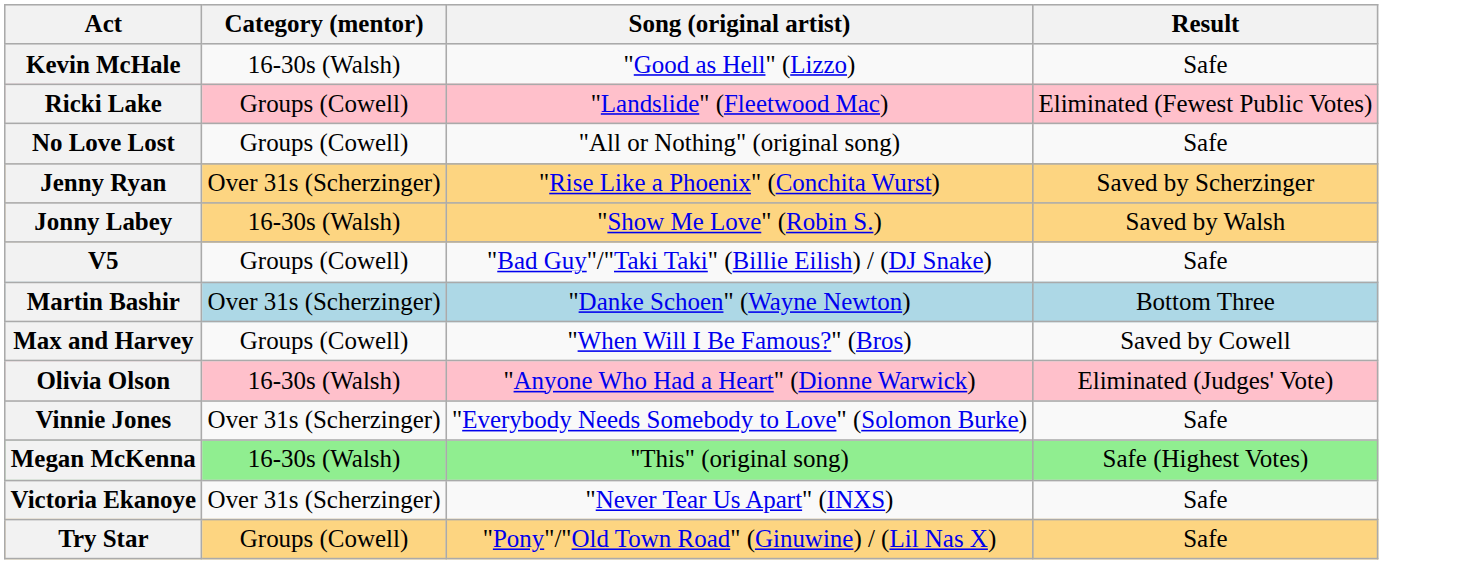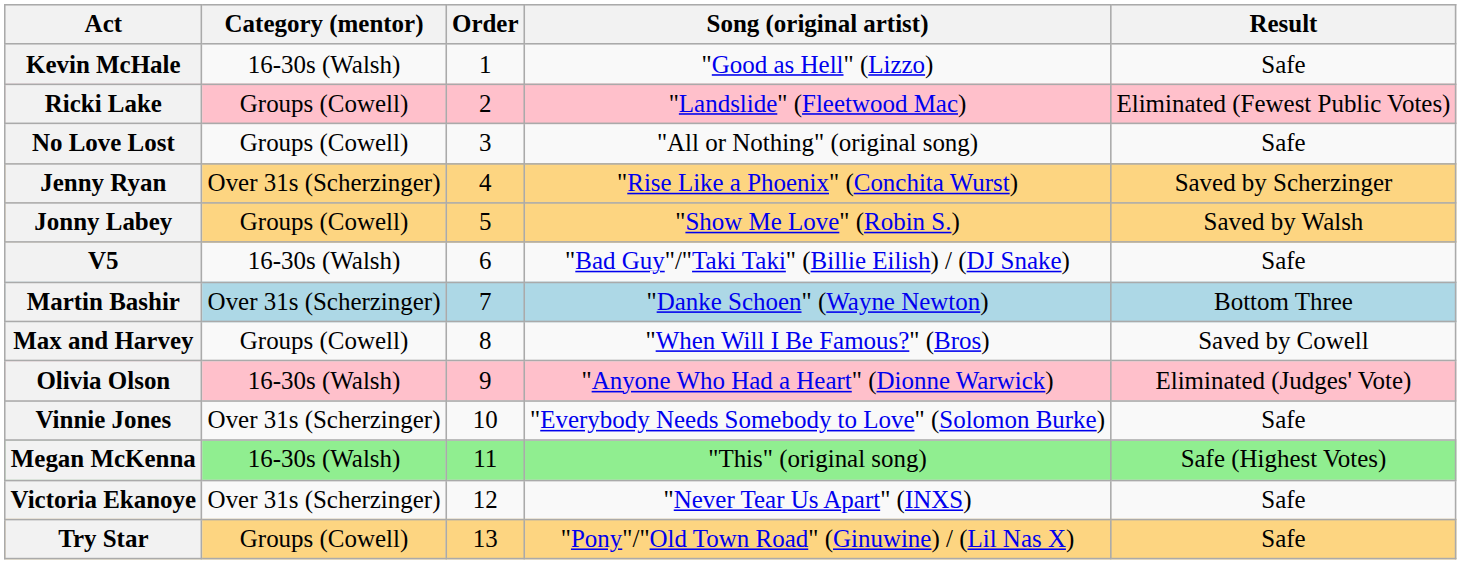+ column: (485, 24)
(324, 222) 16-30s (Walsh) -> (324, 222) Groups (Cowell)
(324, 261) Groups (Cowell) -> (324, 261) 16-30s (Walsh)
